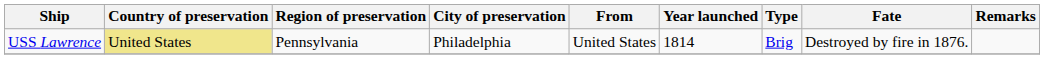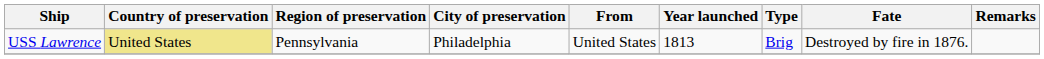(679, 41) 1814 -> (679, 41) 1813
